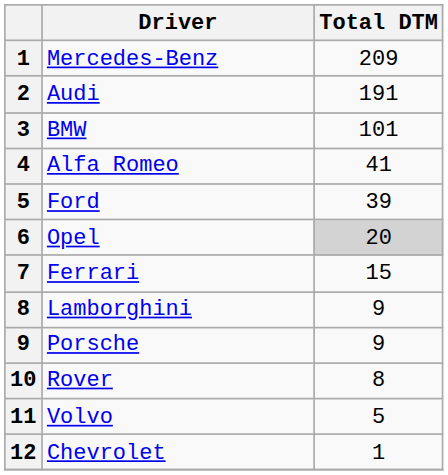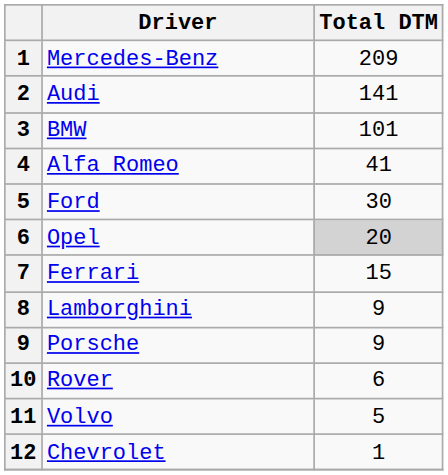(379, 94) 191 -> (379, 94) 141
(379, 202) 39 -> (379, 202) 30
(379, 381) 8 -> (379, 381) 6
